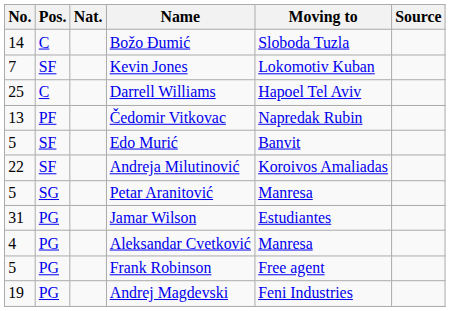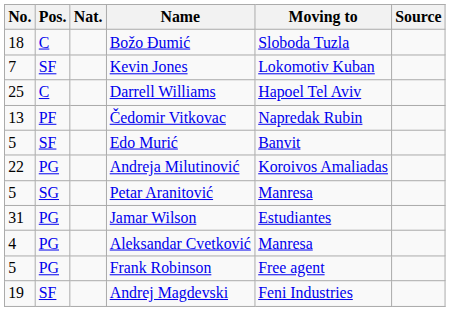(16, 42) 14 -> (16, 42) 18
(48, 167) SF -> (49, 167) PG
(49, 293) PG -> (48, 293) SF
